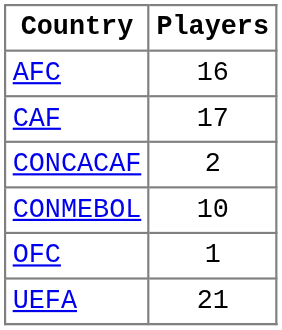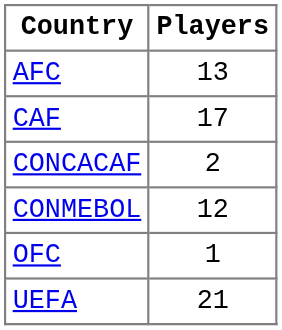(213, 73) 16 -> (213, 73) 13
(213, 210) 10 -> (213, 210) 12
